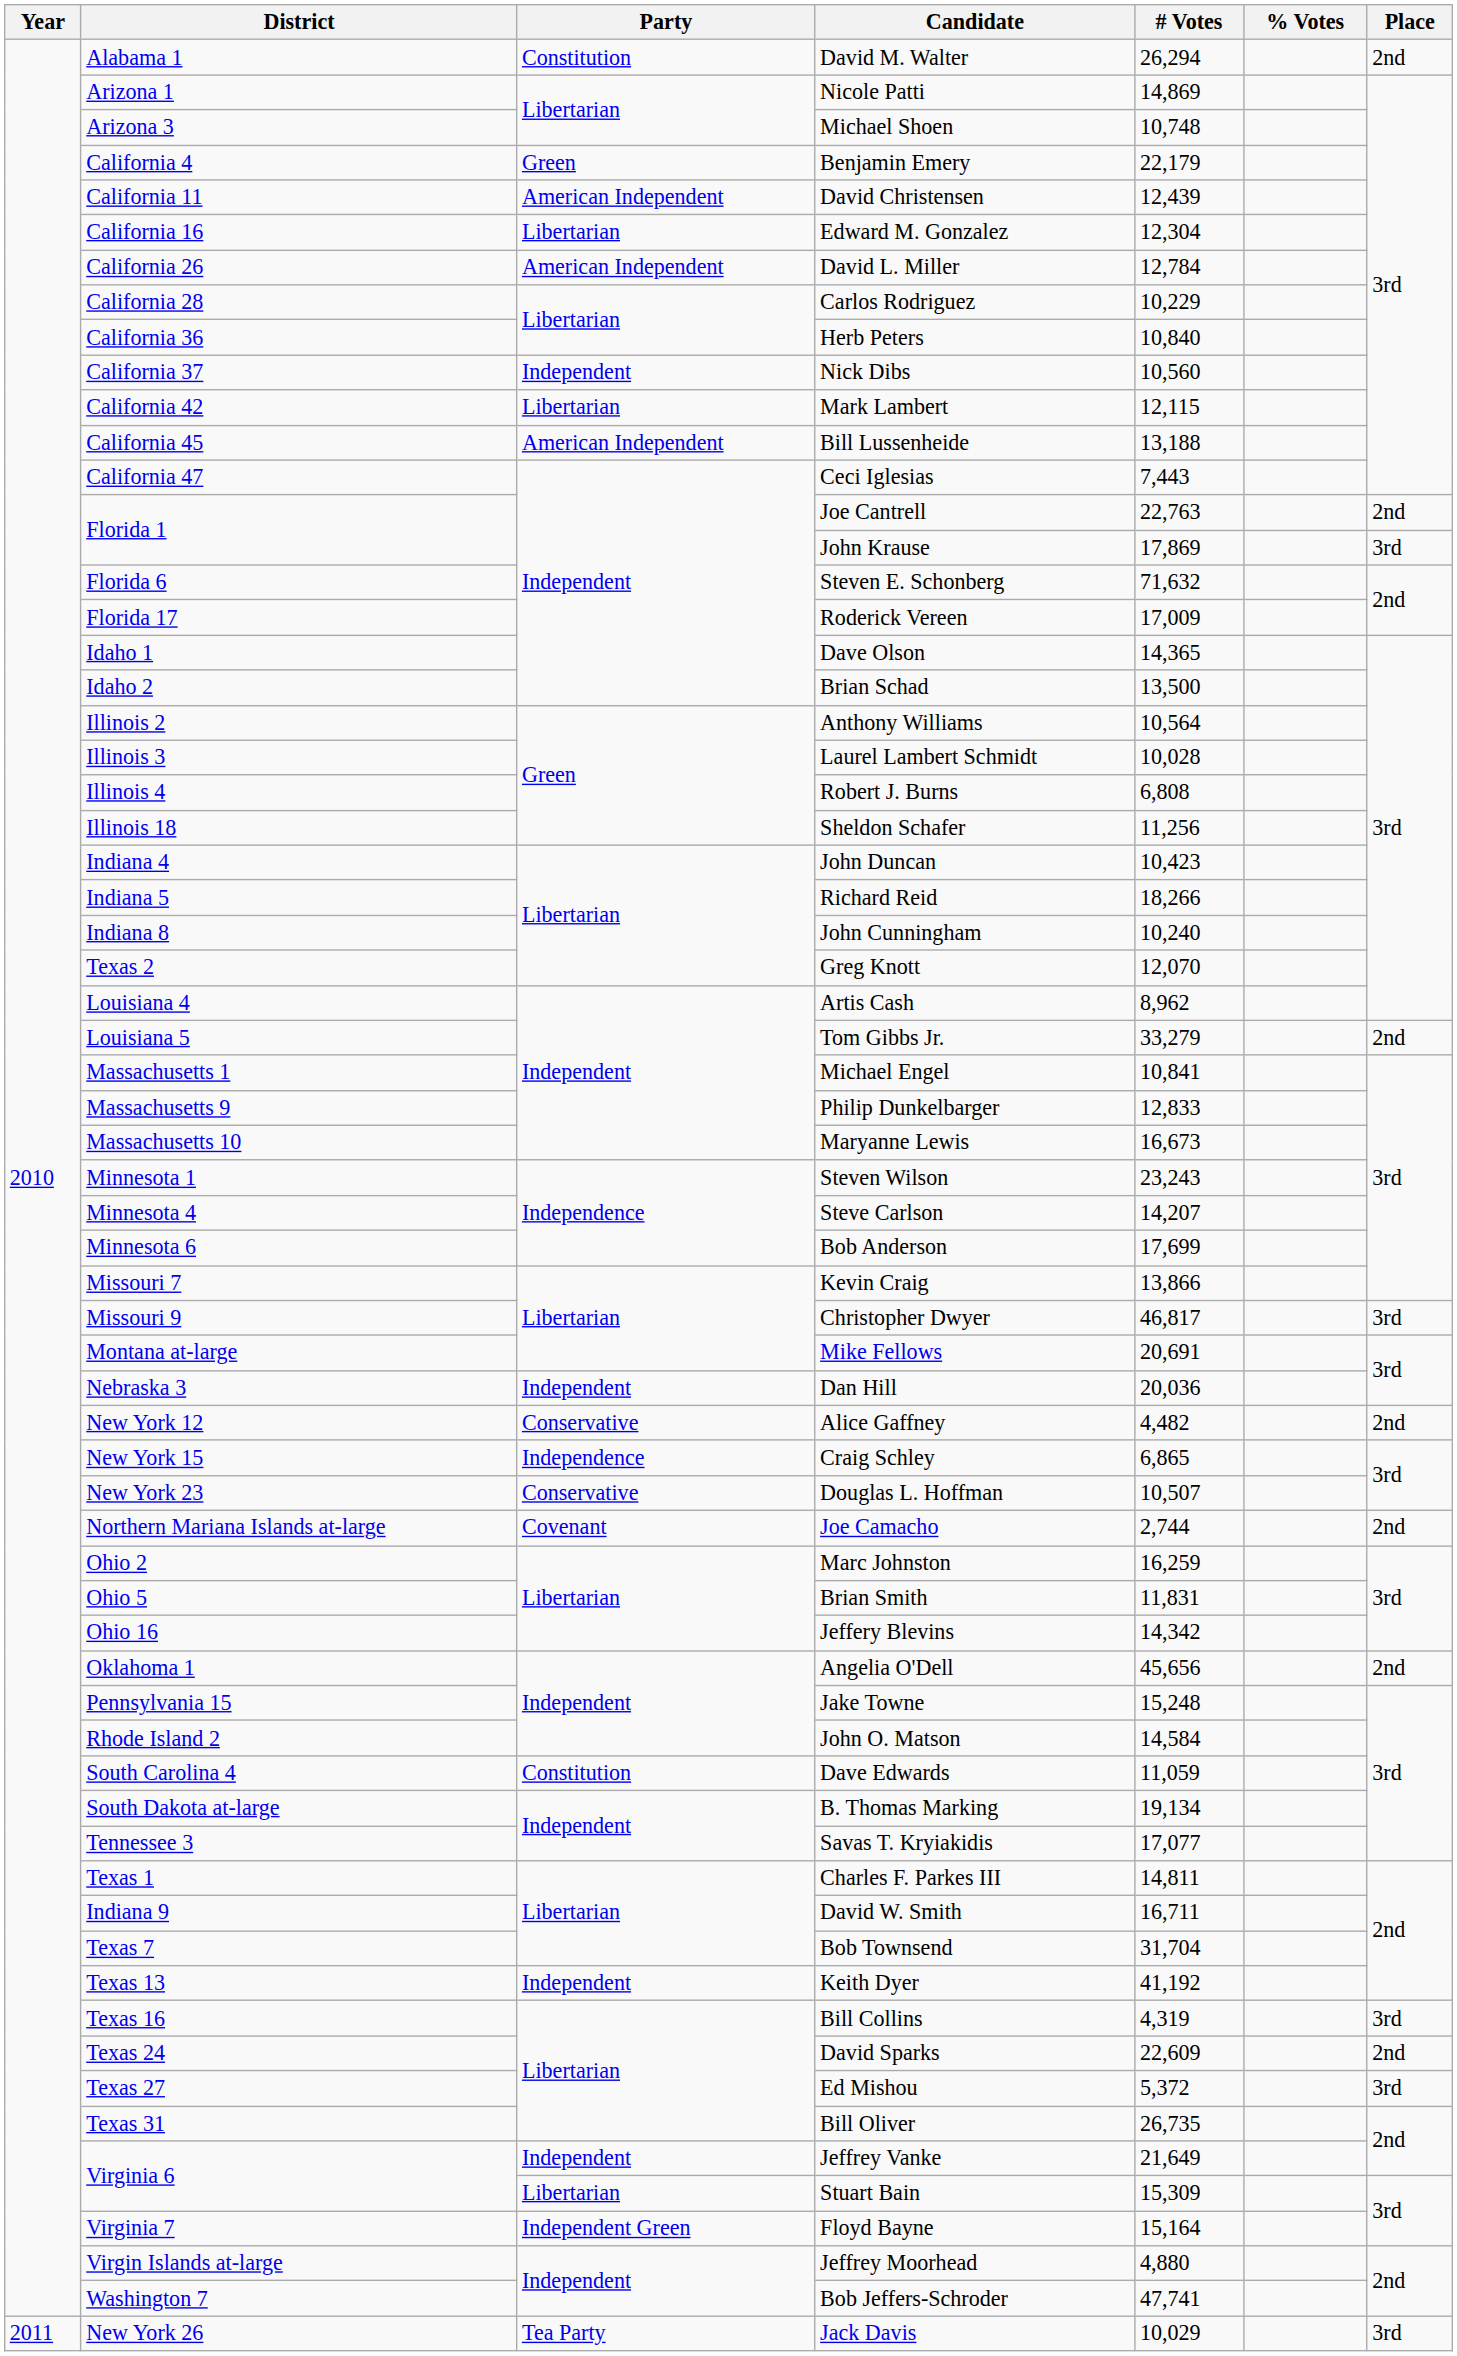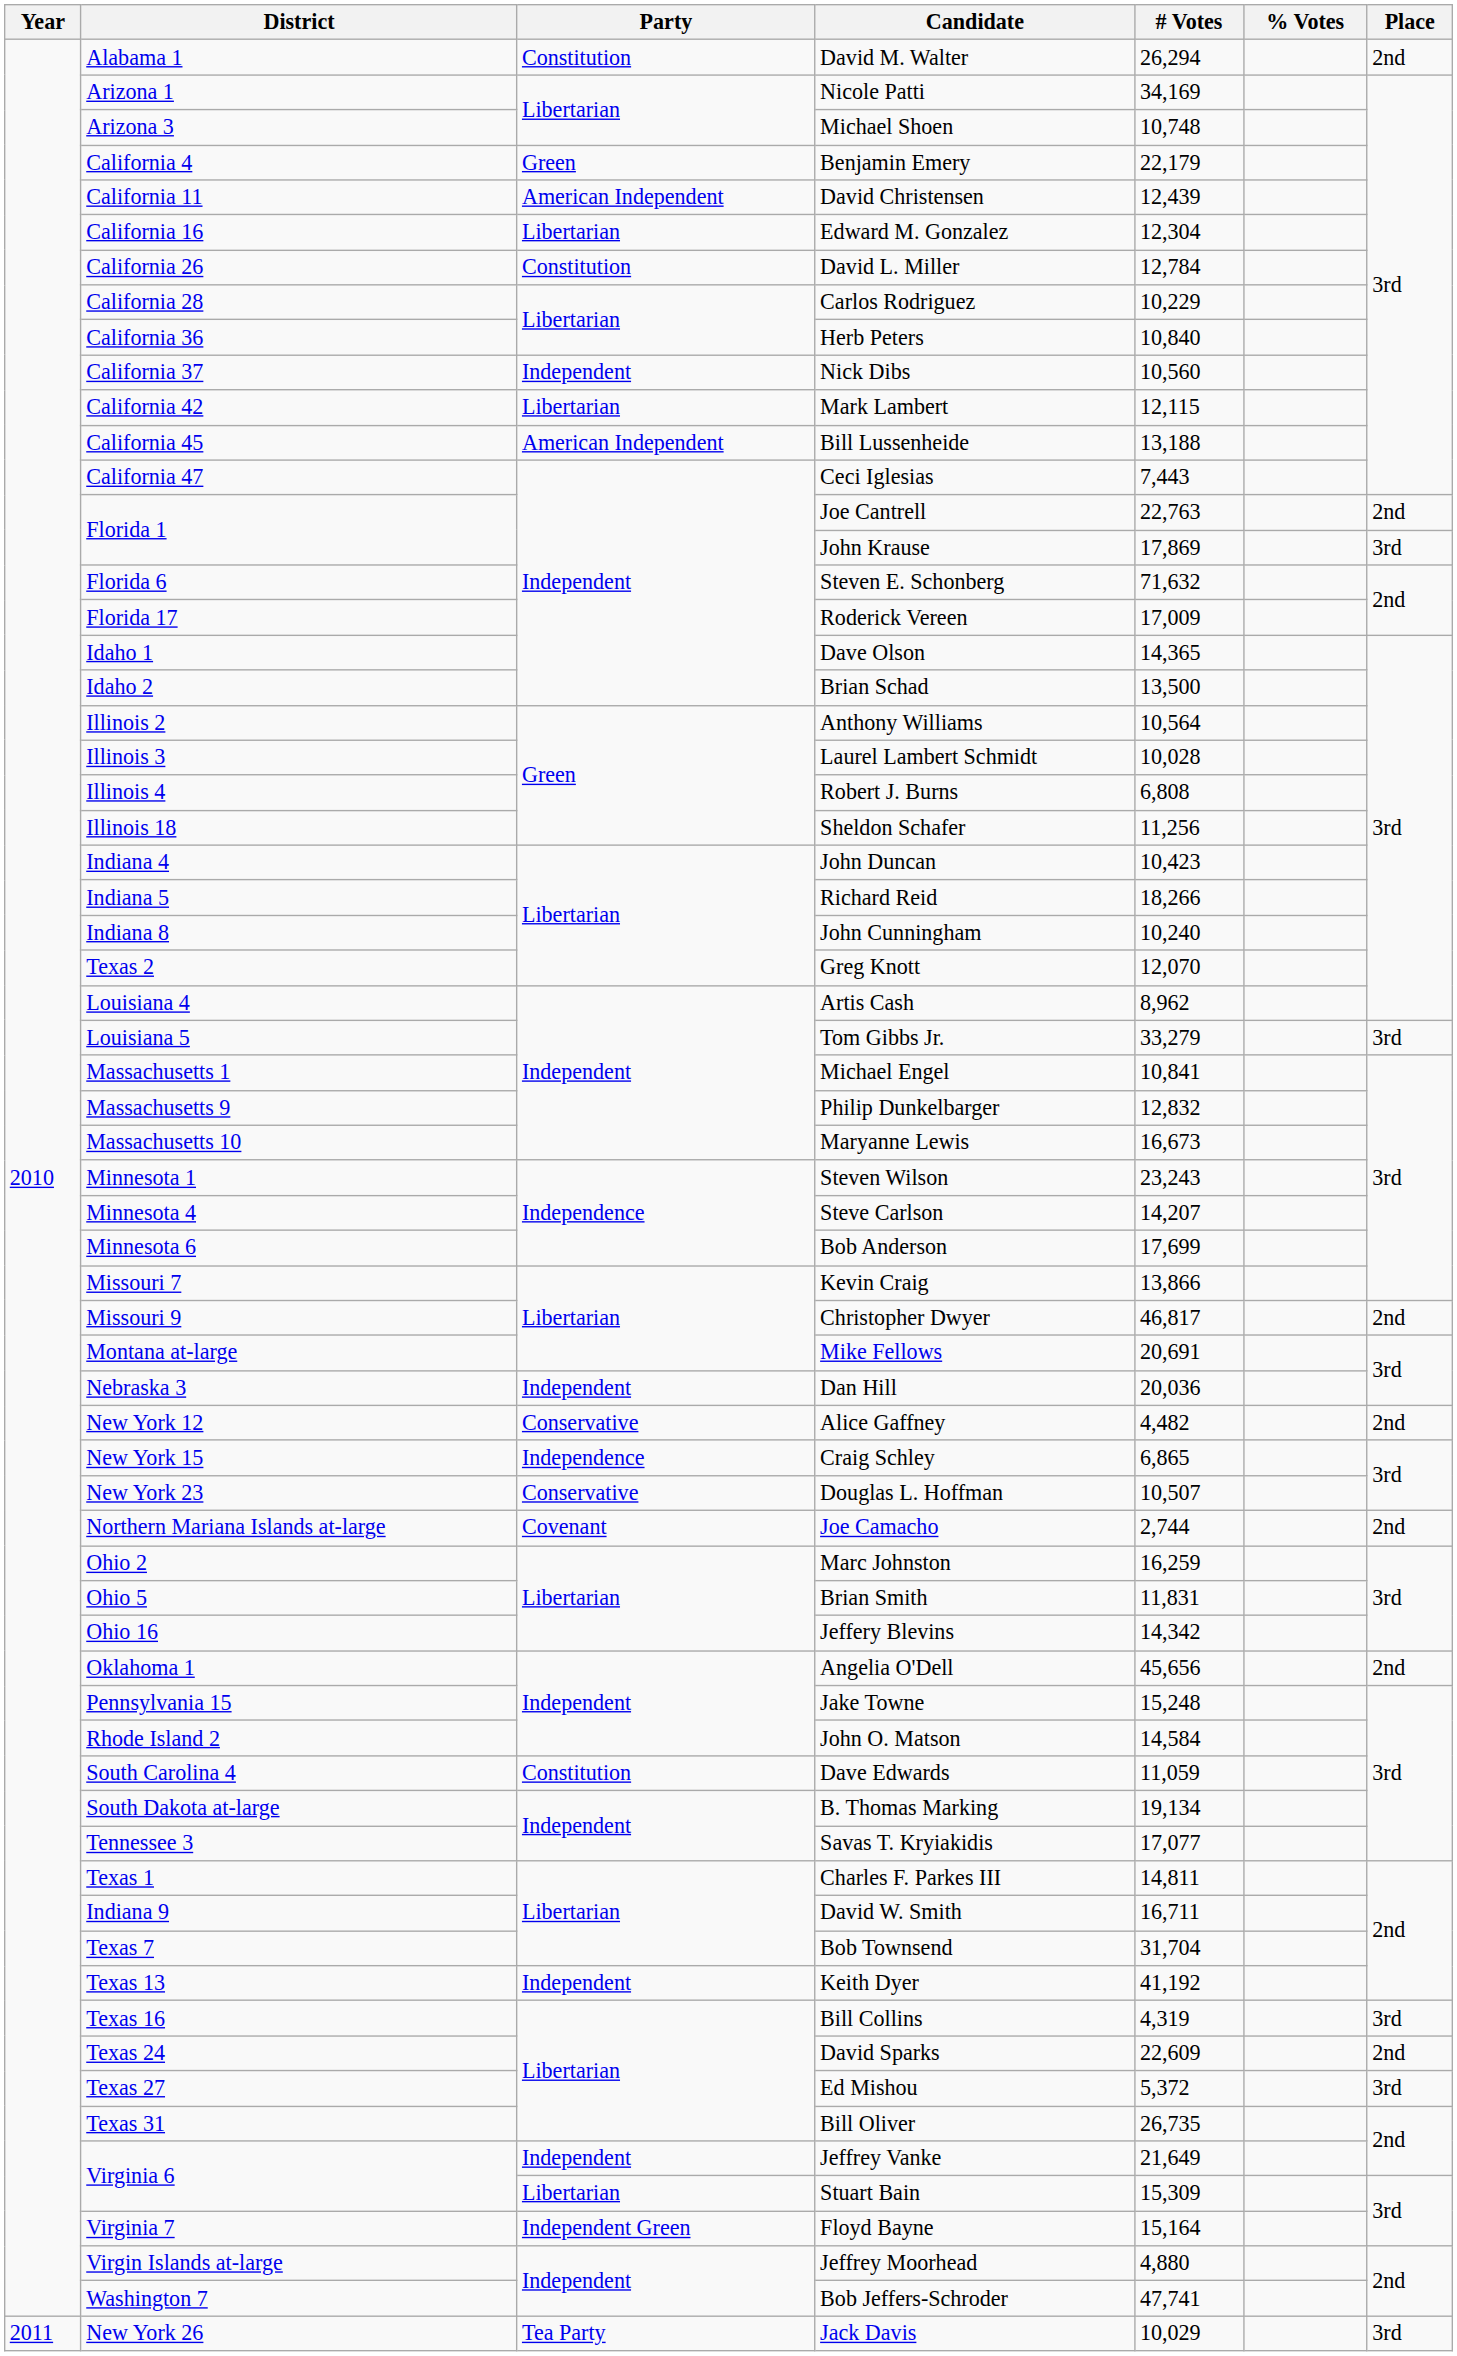(1170, 92) 14,869 -> (1170, 92) 34,169
(623, 267) American Independent -> (577, 267) Constitution
(1389, 1037) 2nd -> (1387, 1037) 3rd
(1170, 1107) 12,833 -> (1170, 1107) 12,832
(1387, 1317) 3rd -> (1389, 1317) 2nd
